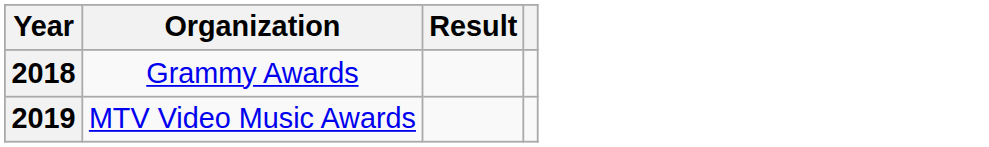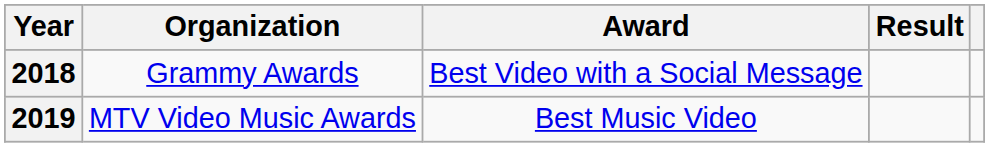+ column: (646, 27)
